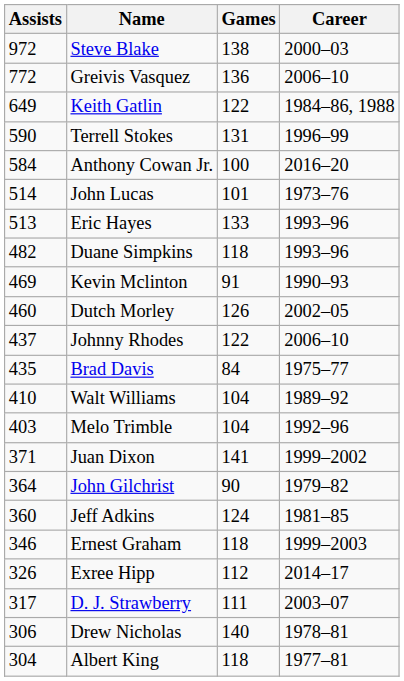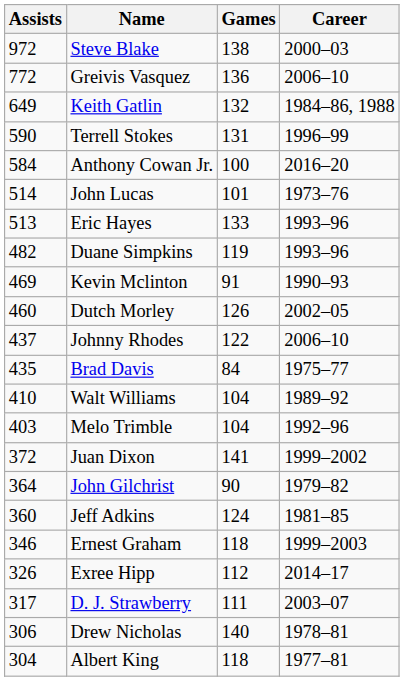(235, 106) 122 -> (235, 106) 132
(235, 252) 118 -> (235, 252) 119
(23, 456) 371 -> (23, 456) 372
